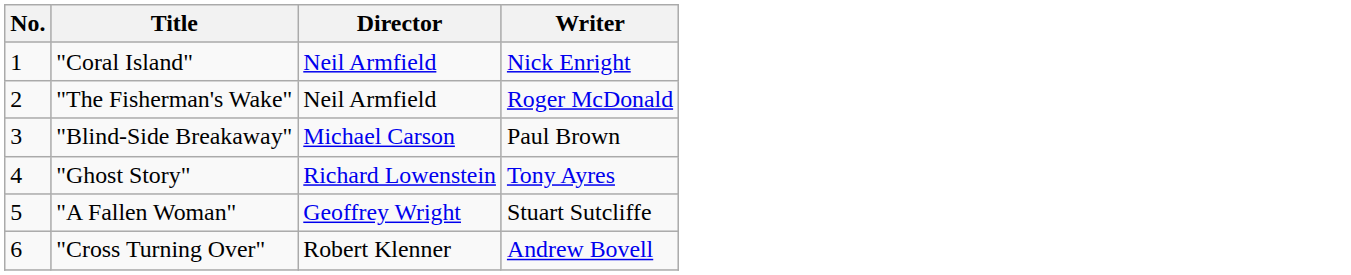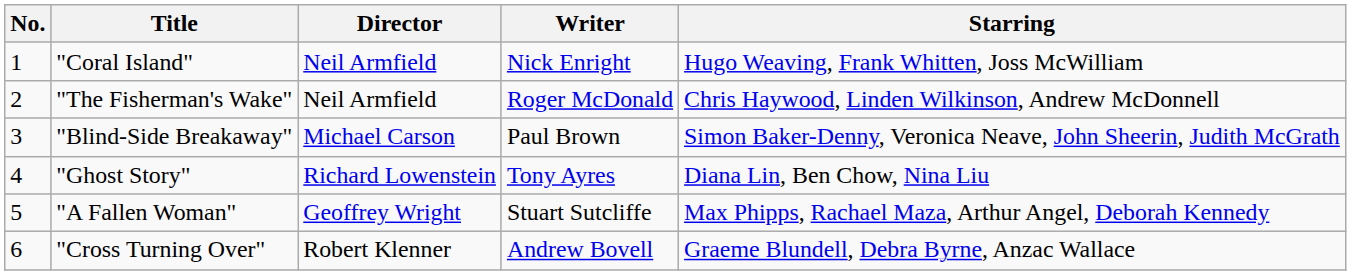+ column: (1012, 23)
